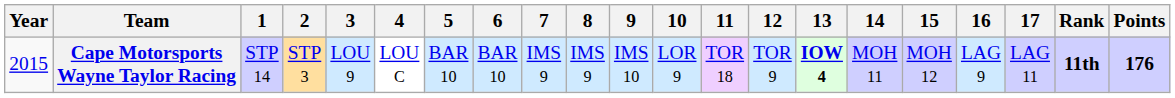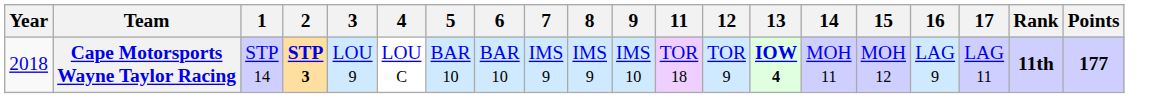- column: (677, 20)
(29, 64) 2015 -> (29, 64) 2018
(305, 64) normal -> (306, 64) bold
(1139, 64) 176 -> (1094, 64) 177
